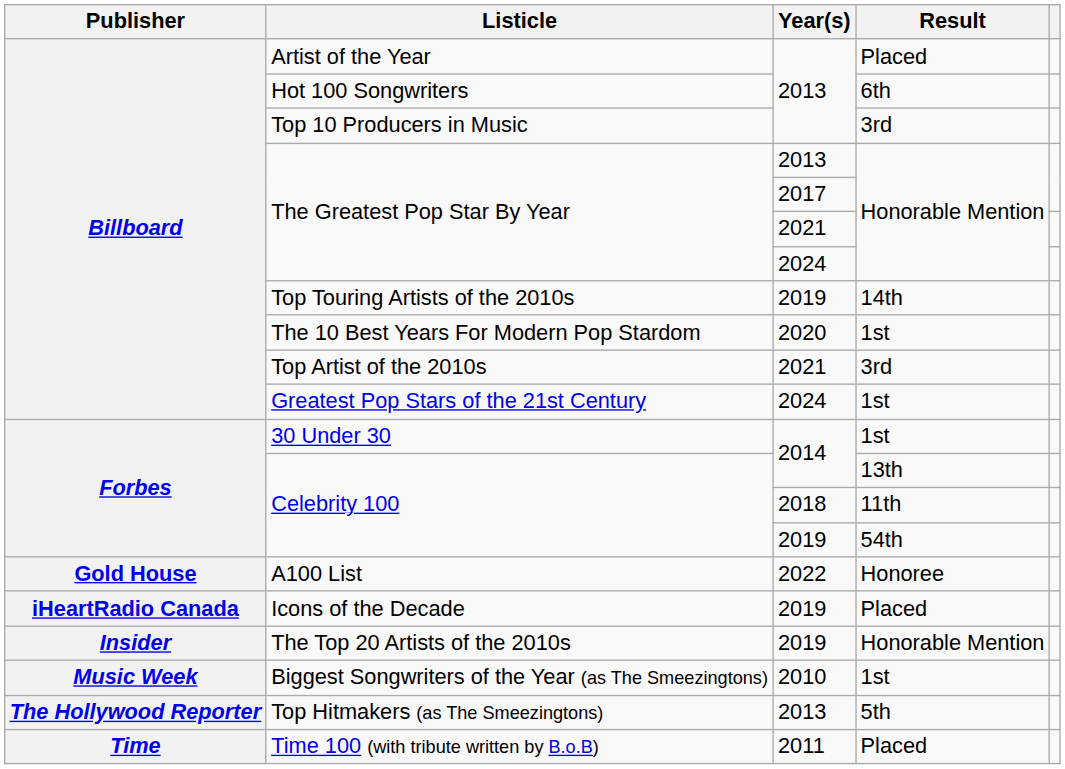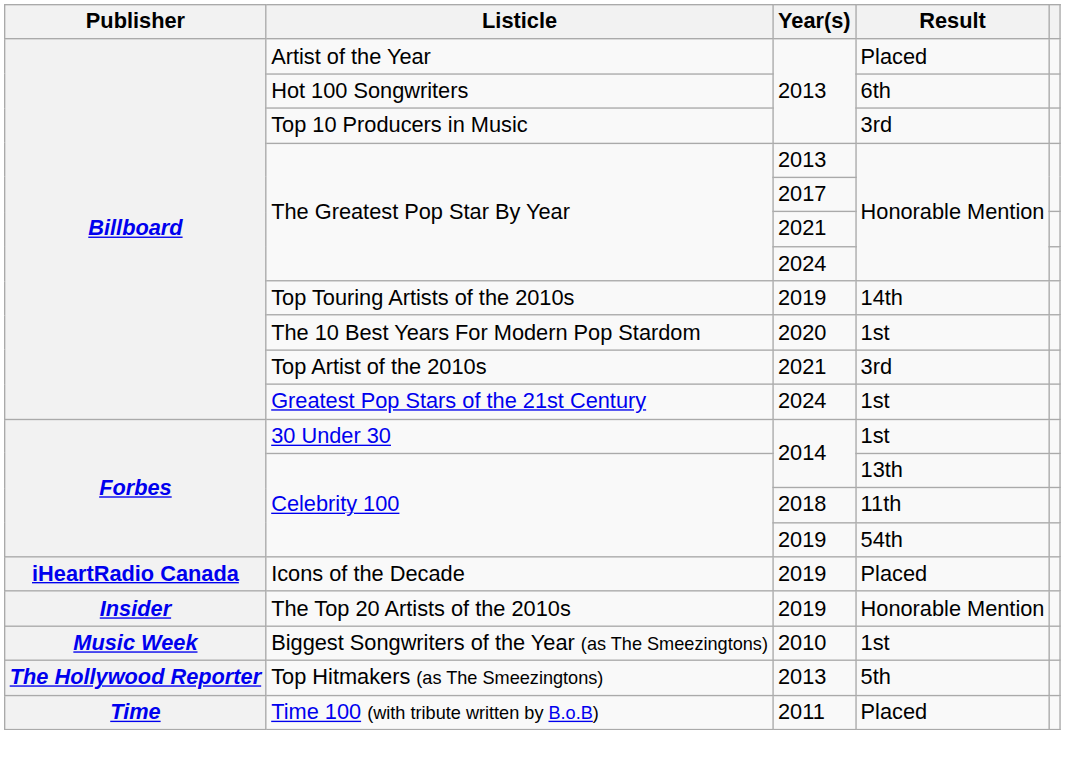- row: (317, 573)
